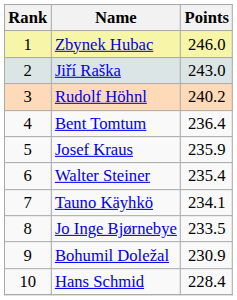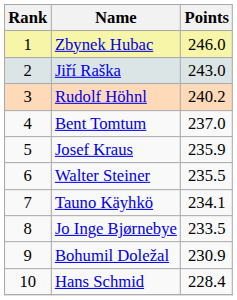(207, 123) 236.4 -> (207, 123) 237.0
(207, 176) 235.4 -> (207, 176) 235.5
